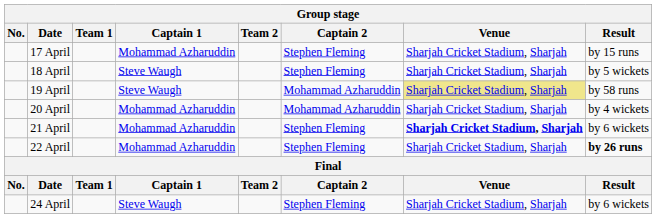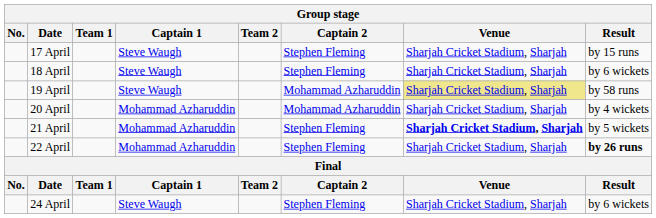(177, 52) Mohammad Azharuddin -> (150, 52) Steve Waugh
(619, 71) by 5 wickets -> (619, 71) by 6 wickets
(619, 128) by 6 wickets -> (619, 128) by 5 wickets
